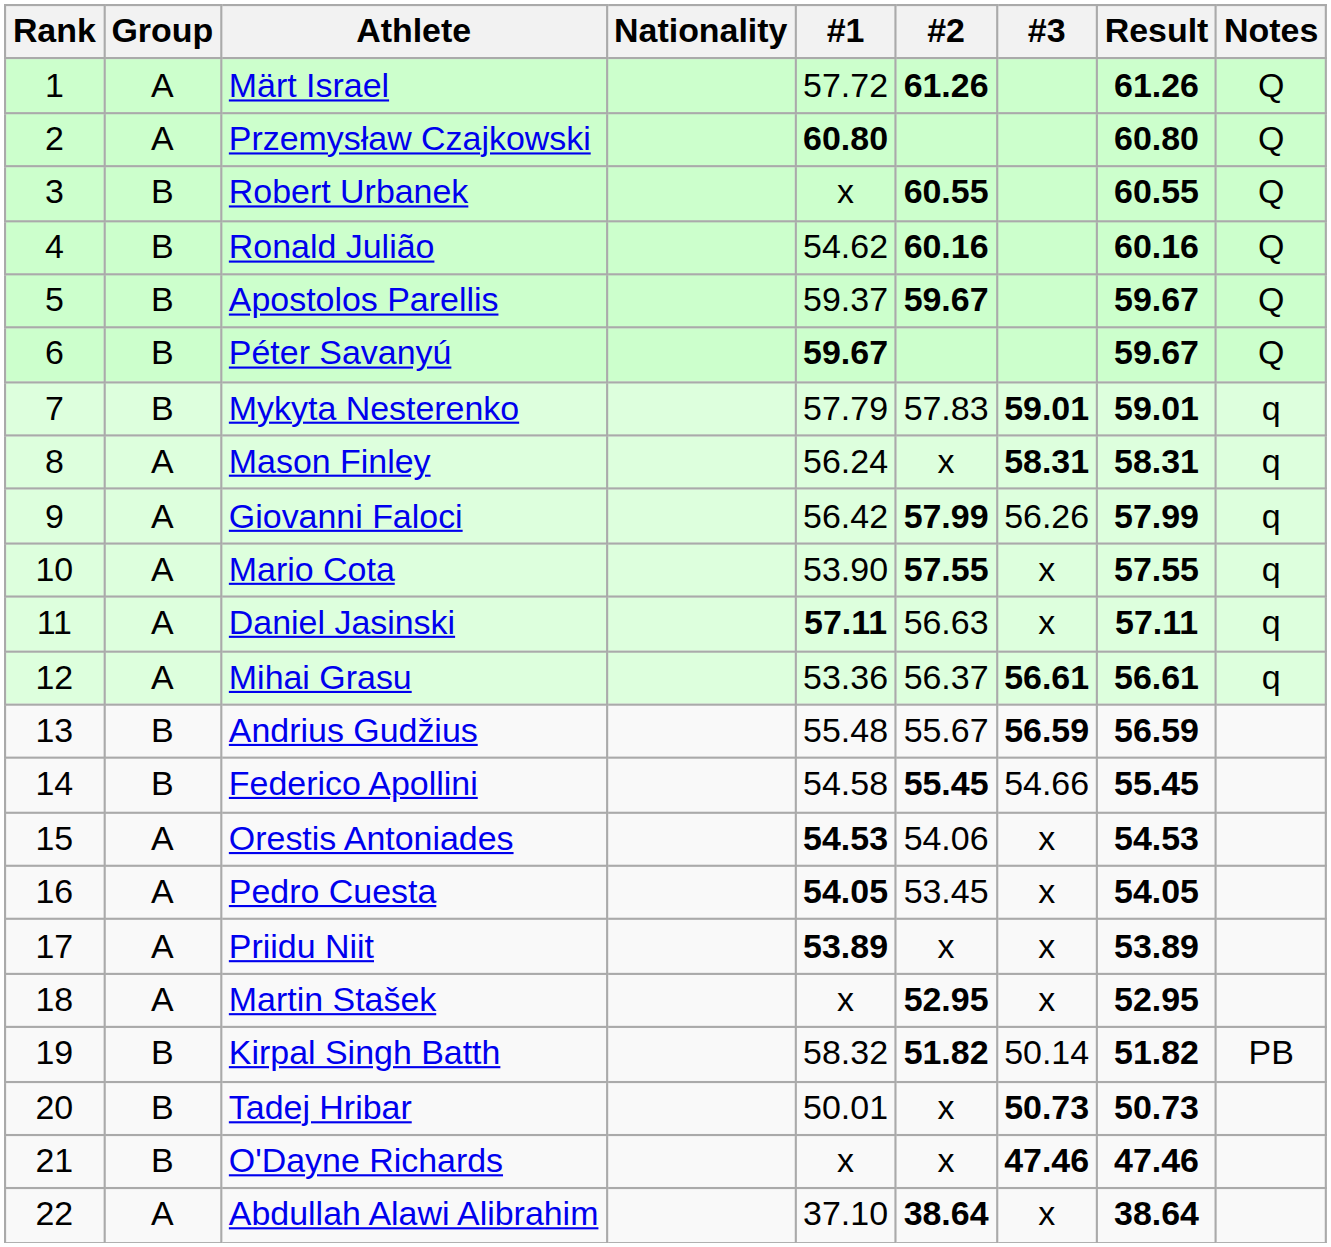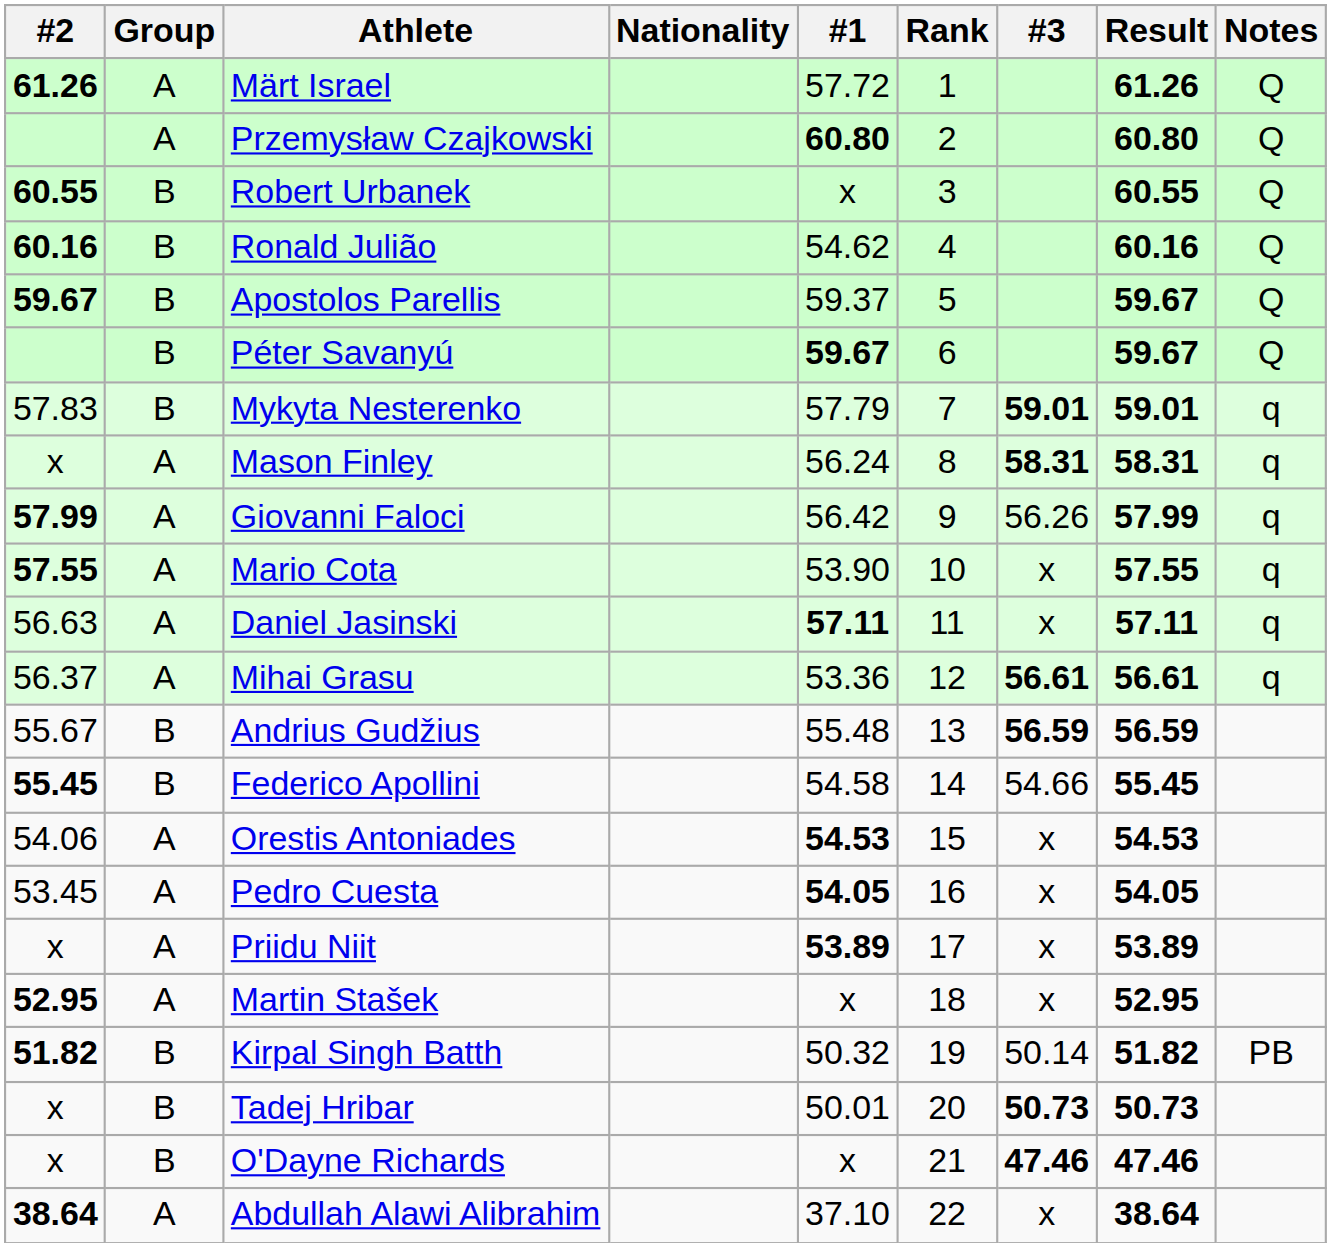columns swapped: (54, 31) <-> (946, 31)
(846, 1053) 58.32 -> (848, 1053) 50.32
